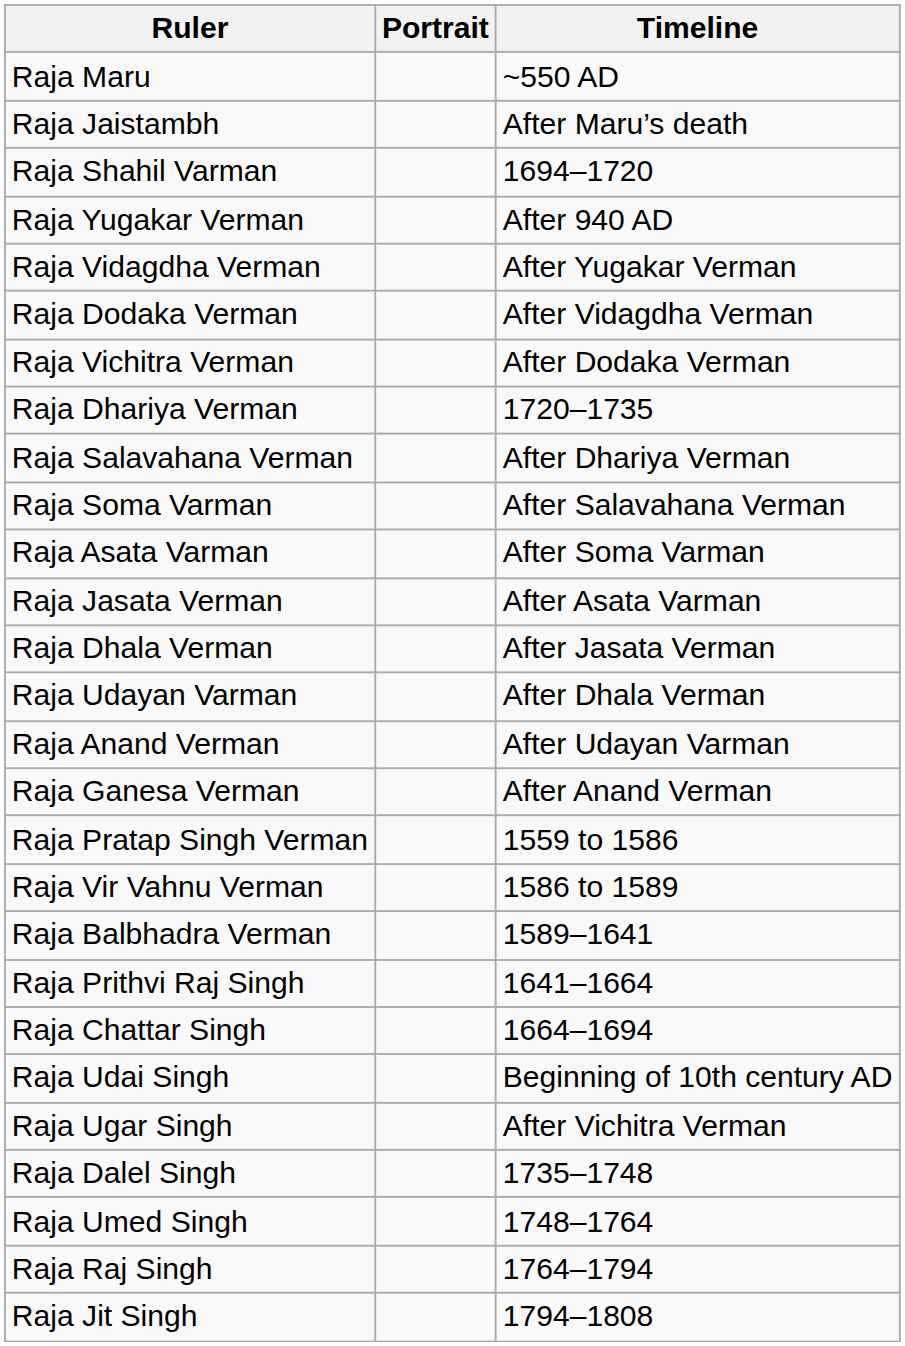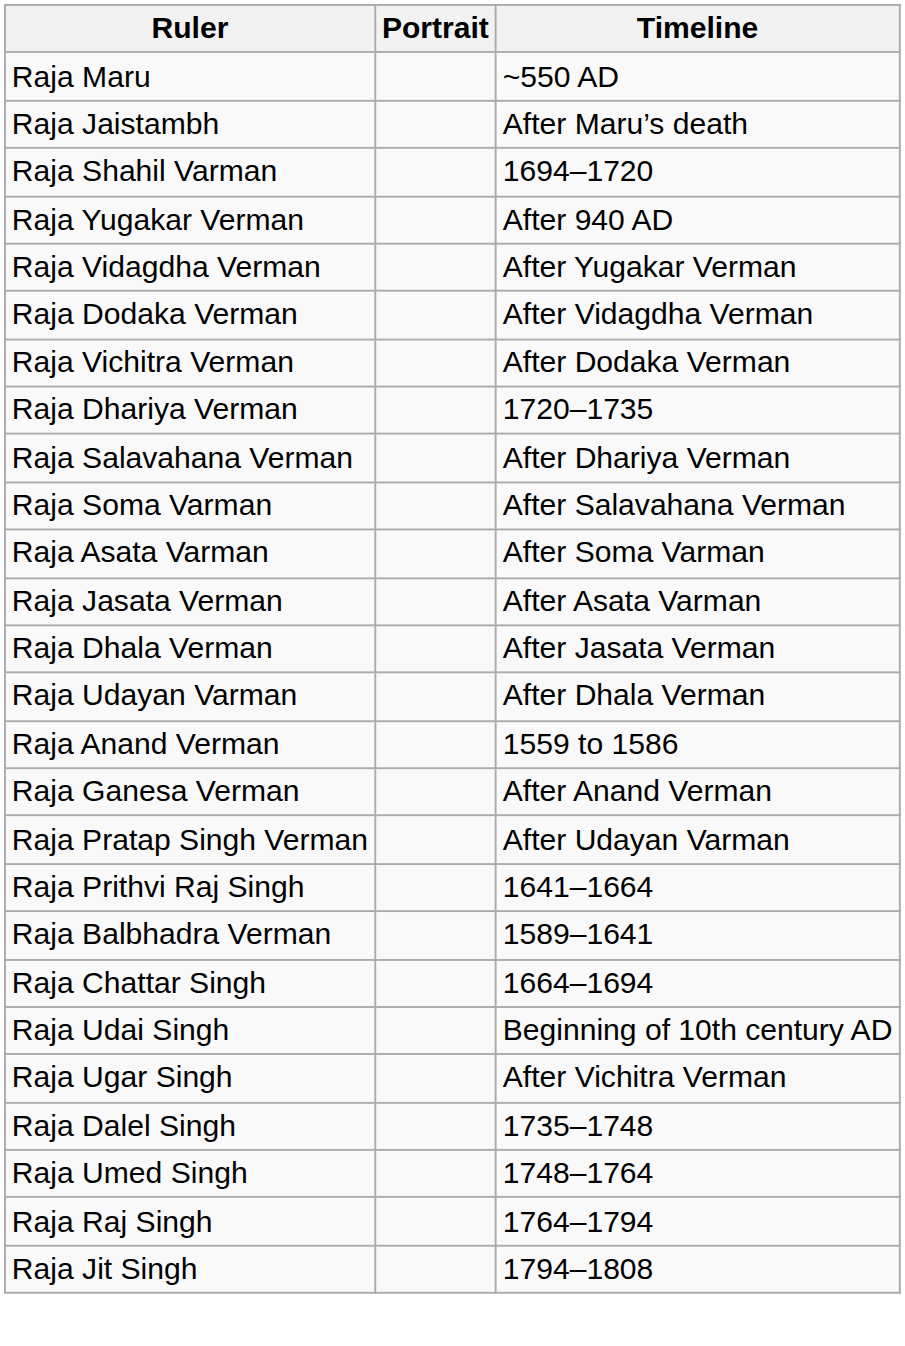(646, 743) After Udayan Varman -> (591, 743) 1559 to 1586
(591, 839) 1559 to 1586 -> (646, 839) After Udayan Varman
- row: (168, 887)
rows swapped: (172, 934) <-> (158, 982)
